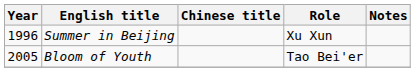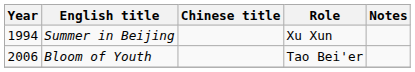(23, 36) 1996 -> (23, 36) 1994
(23, 56) 2005 -> (23, 56) 2006
